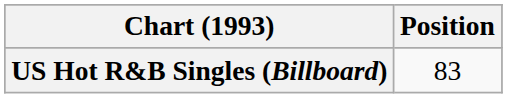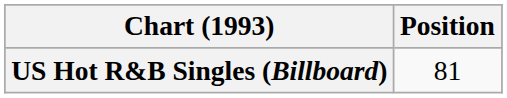(447, 69) 83 -> (447, 69) 81
